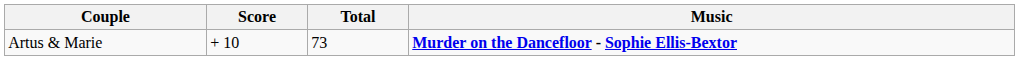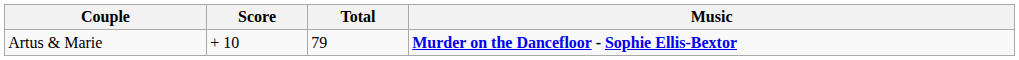(319, 42) 73 -> (319, 42) 79
